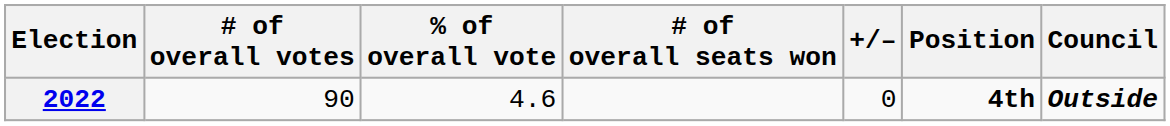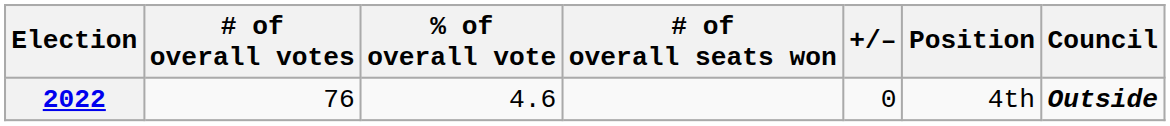(339, 100) 90 -> (339, 100) 76
(1011, 100) bold -> (1011, 100) normal
